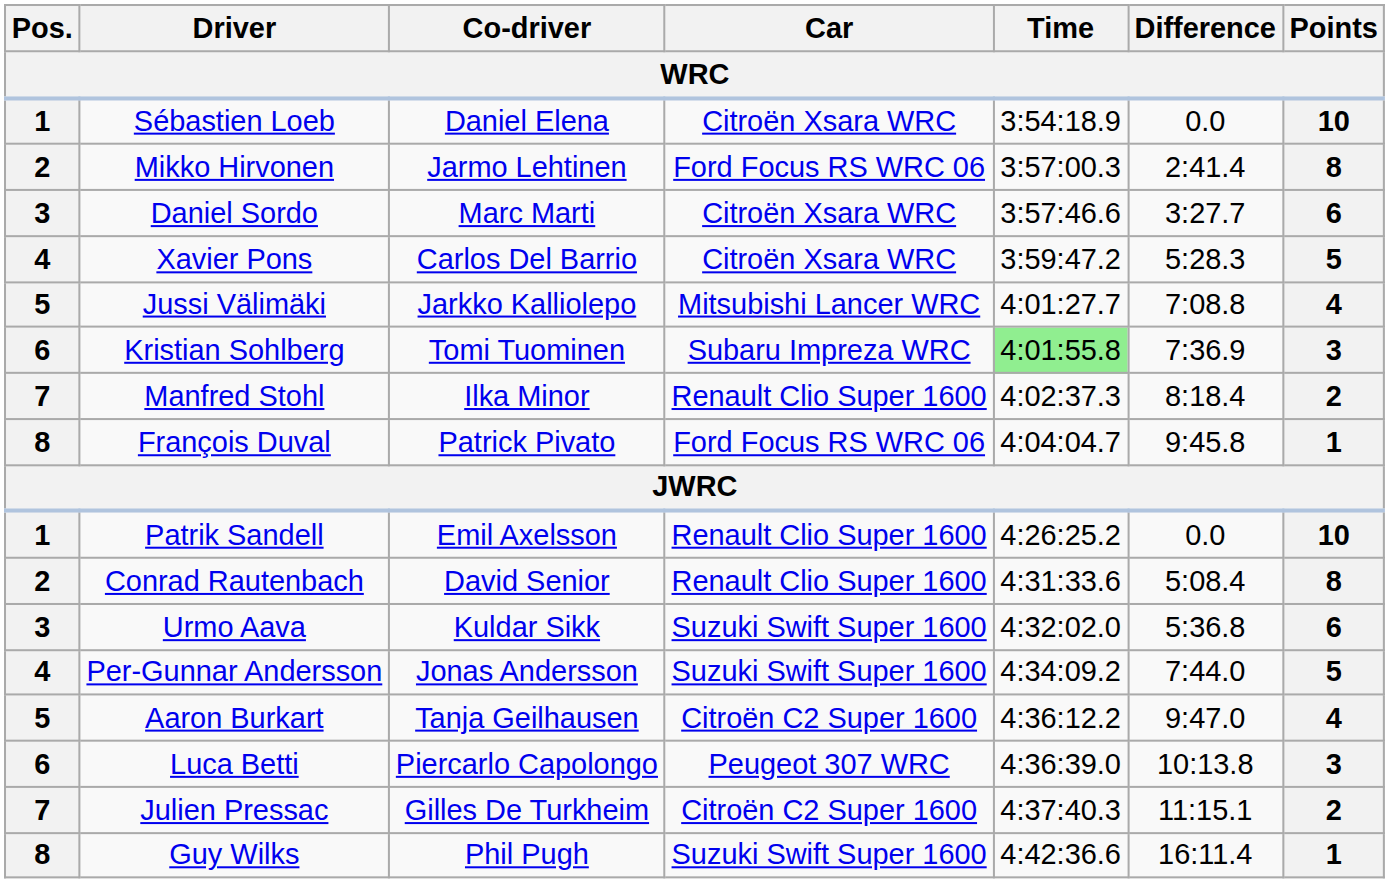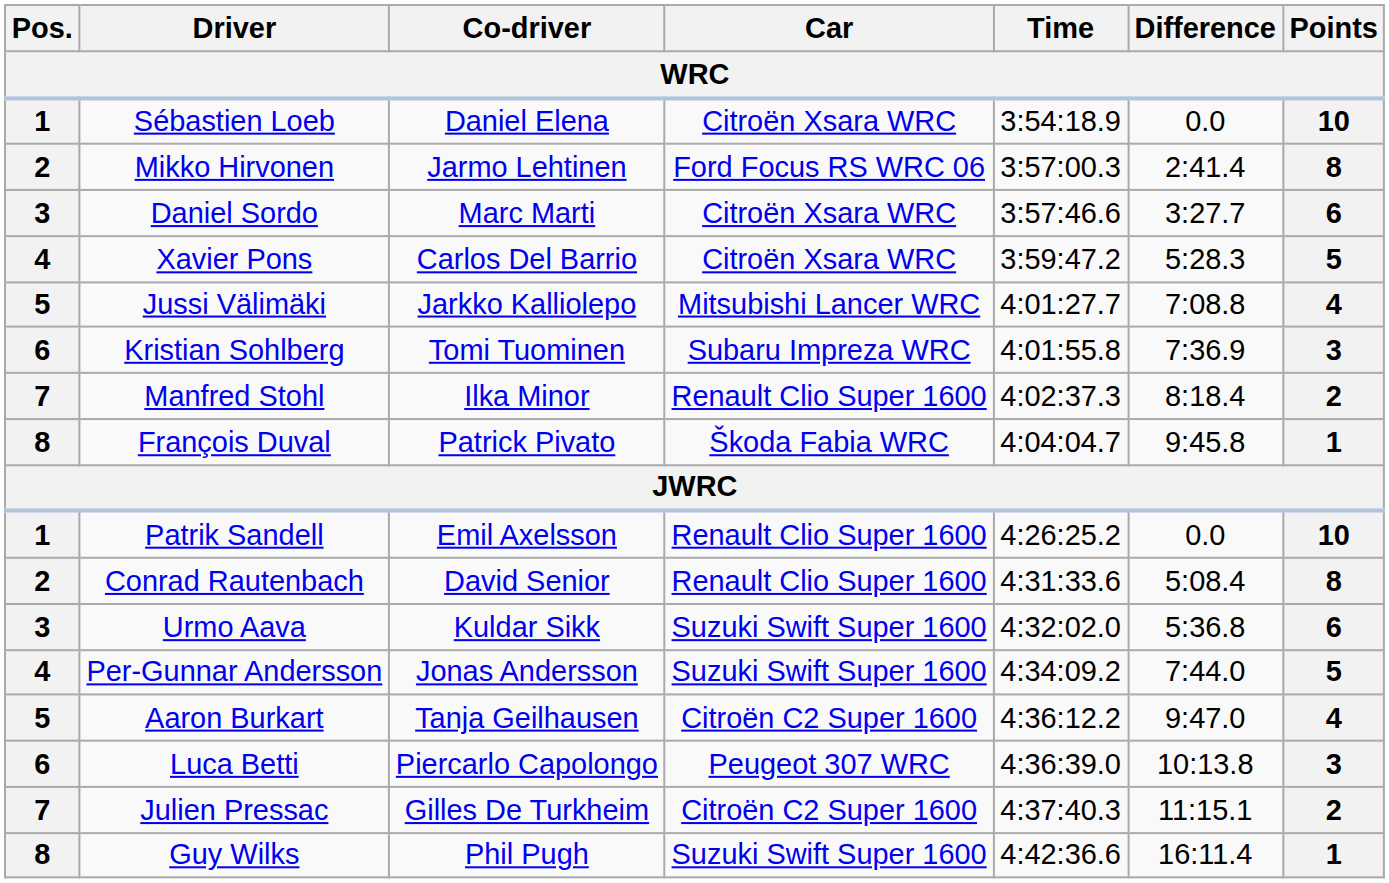(1061, 350) lightgreen background -> (1061, 350) no background
(829, 442) Ford Focus RS WRC 06 -> (829, 442) Škoda Fabia WRC
